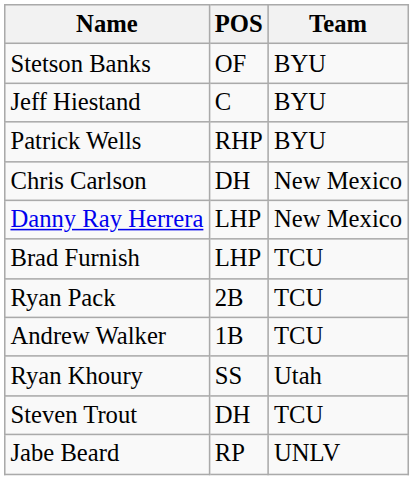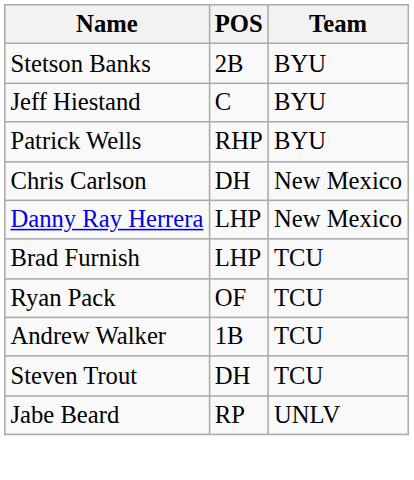(230, 63) OF -> (229, 63) 2B
(229, 297) 2B -> (230, 297) OF
- row: (77, 375)
